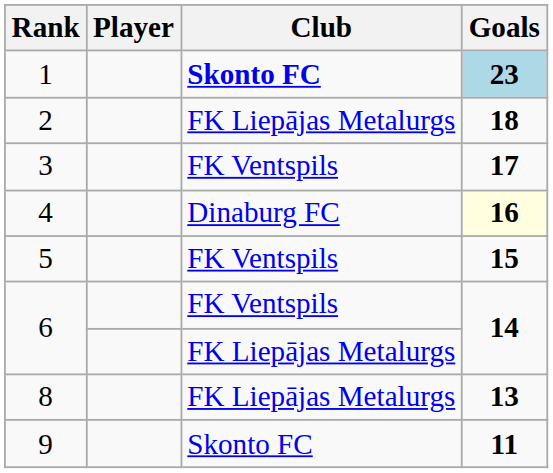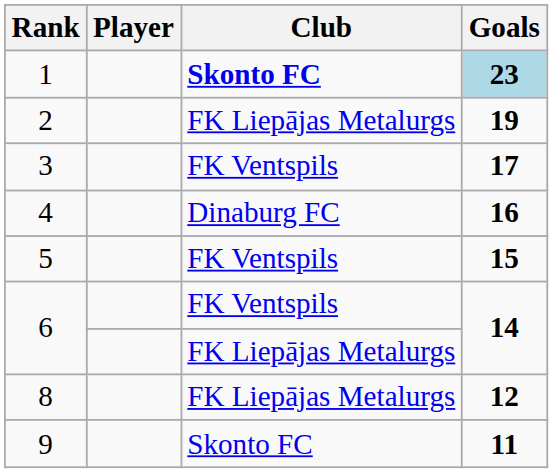(504, 119) 18 -> (504, 119) 19
(504, 212) lightyellow background -> (504, 212) no background
(504, 397) 13 -> (504, 397) 12
